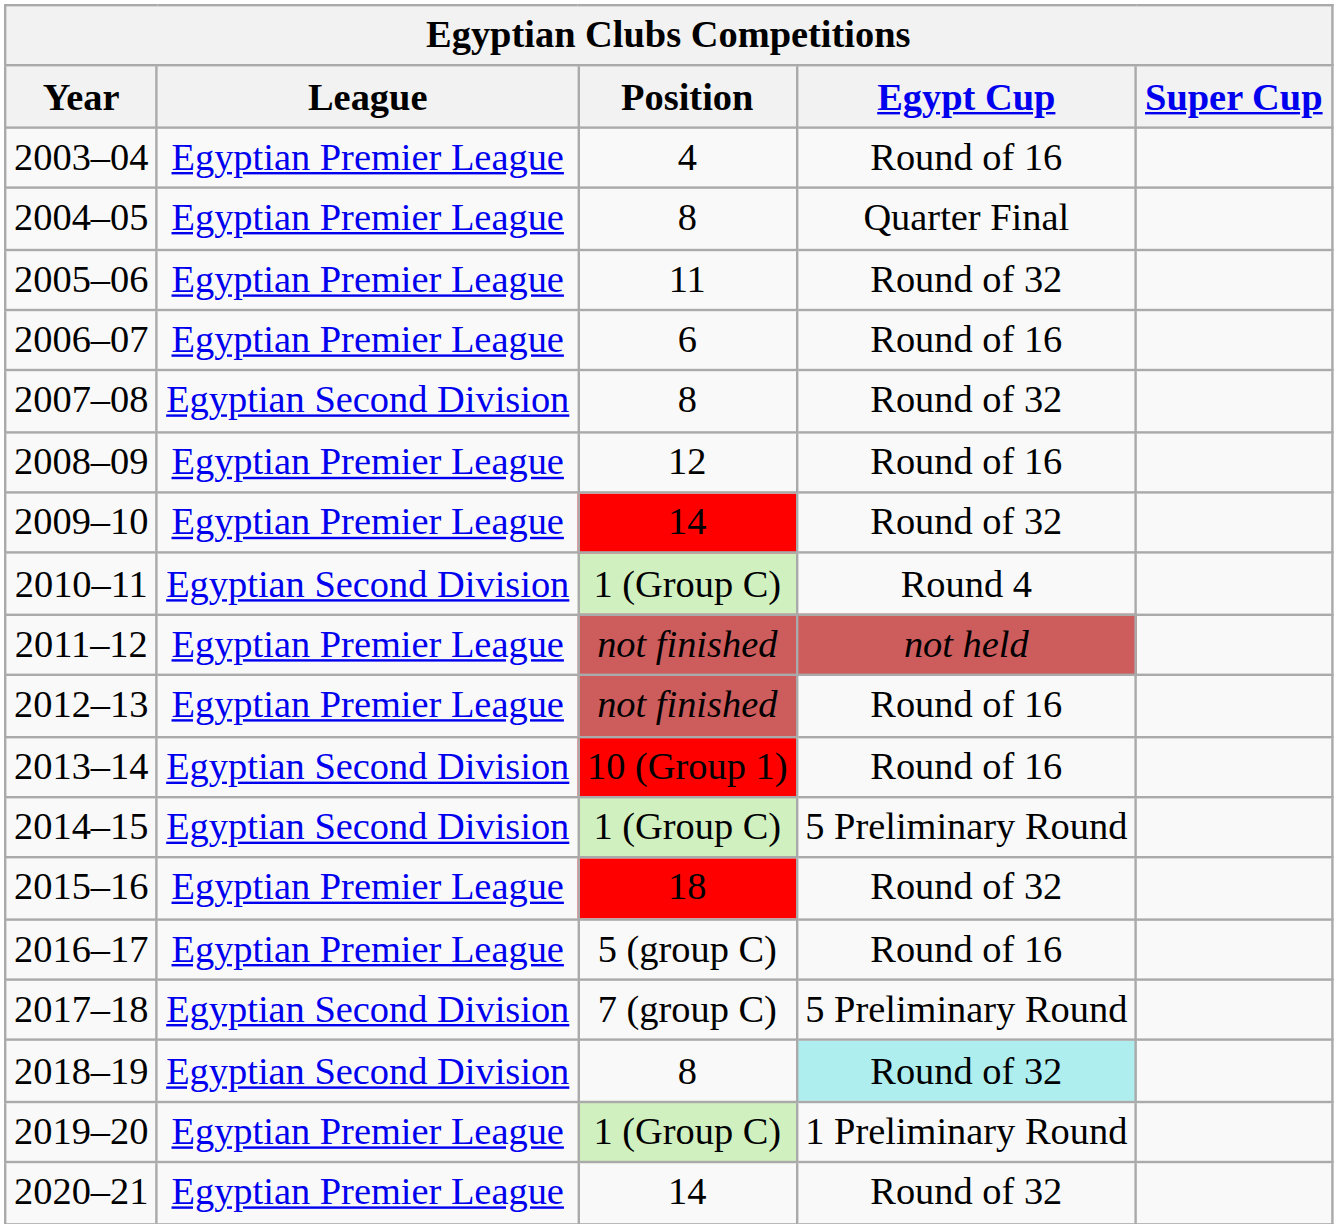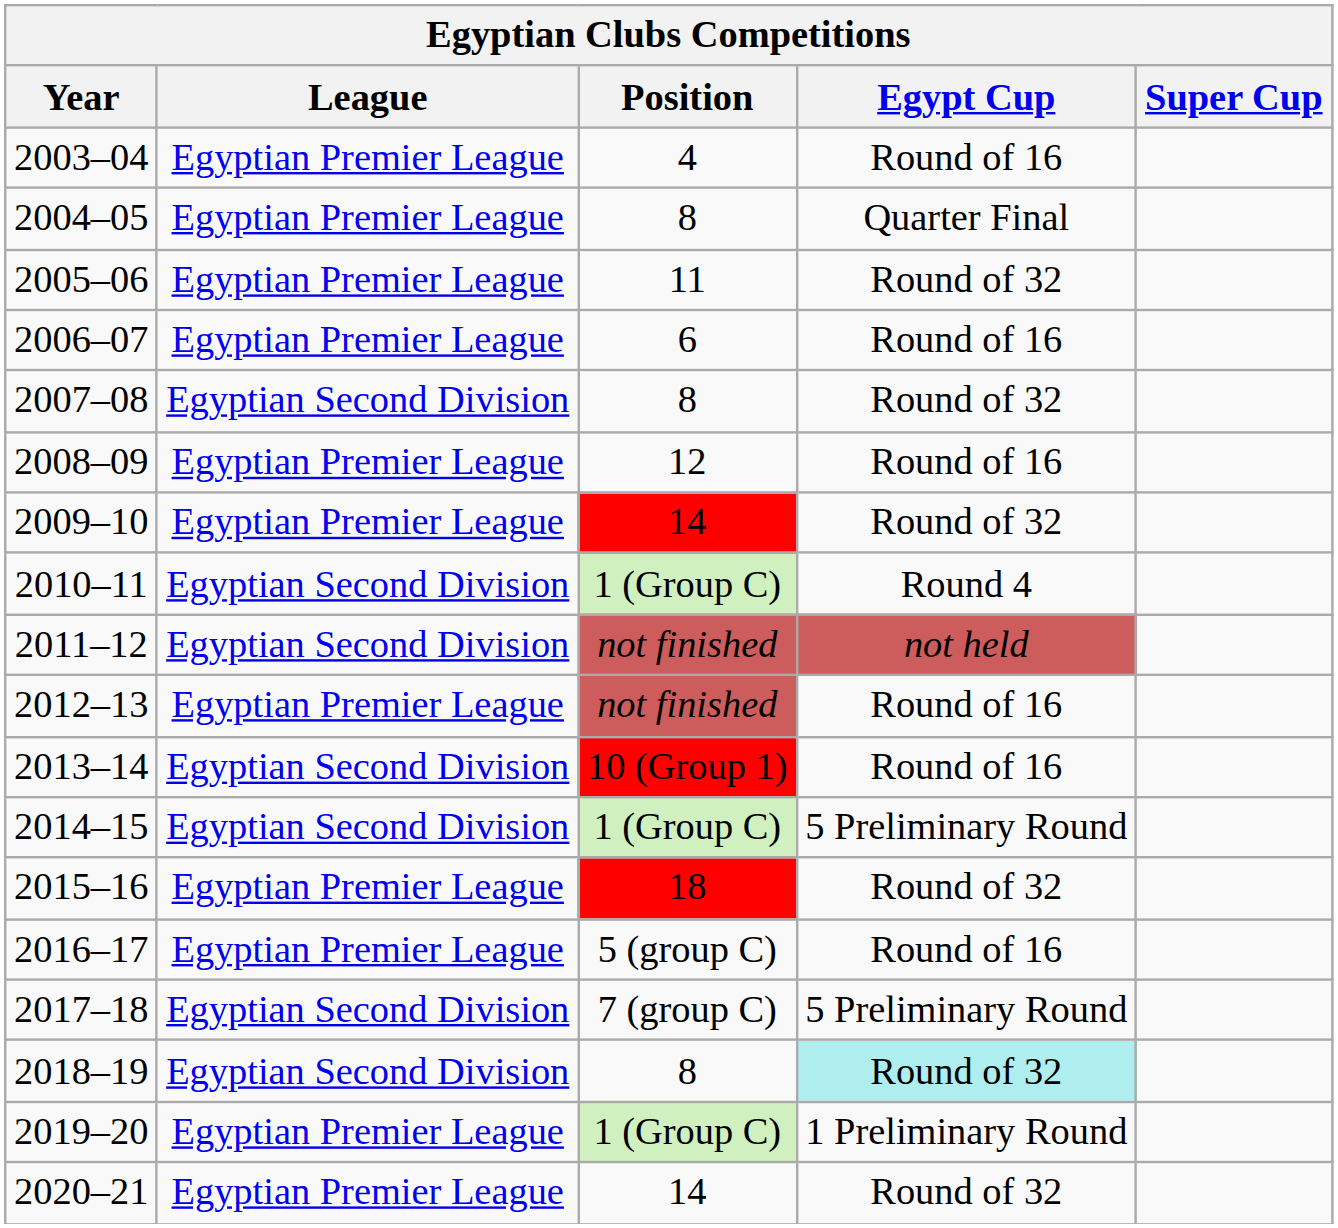(368, 643) Egyptian Premier League -> (368, 643) Egyptian Second Division
